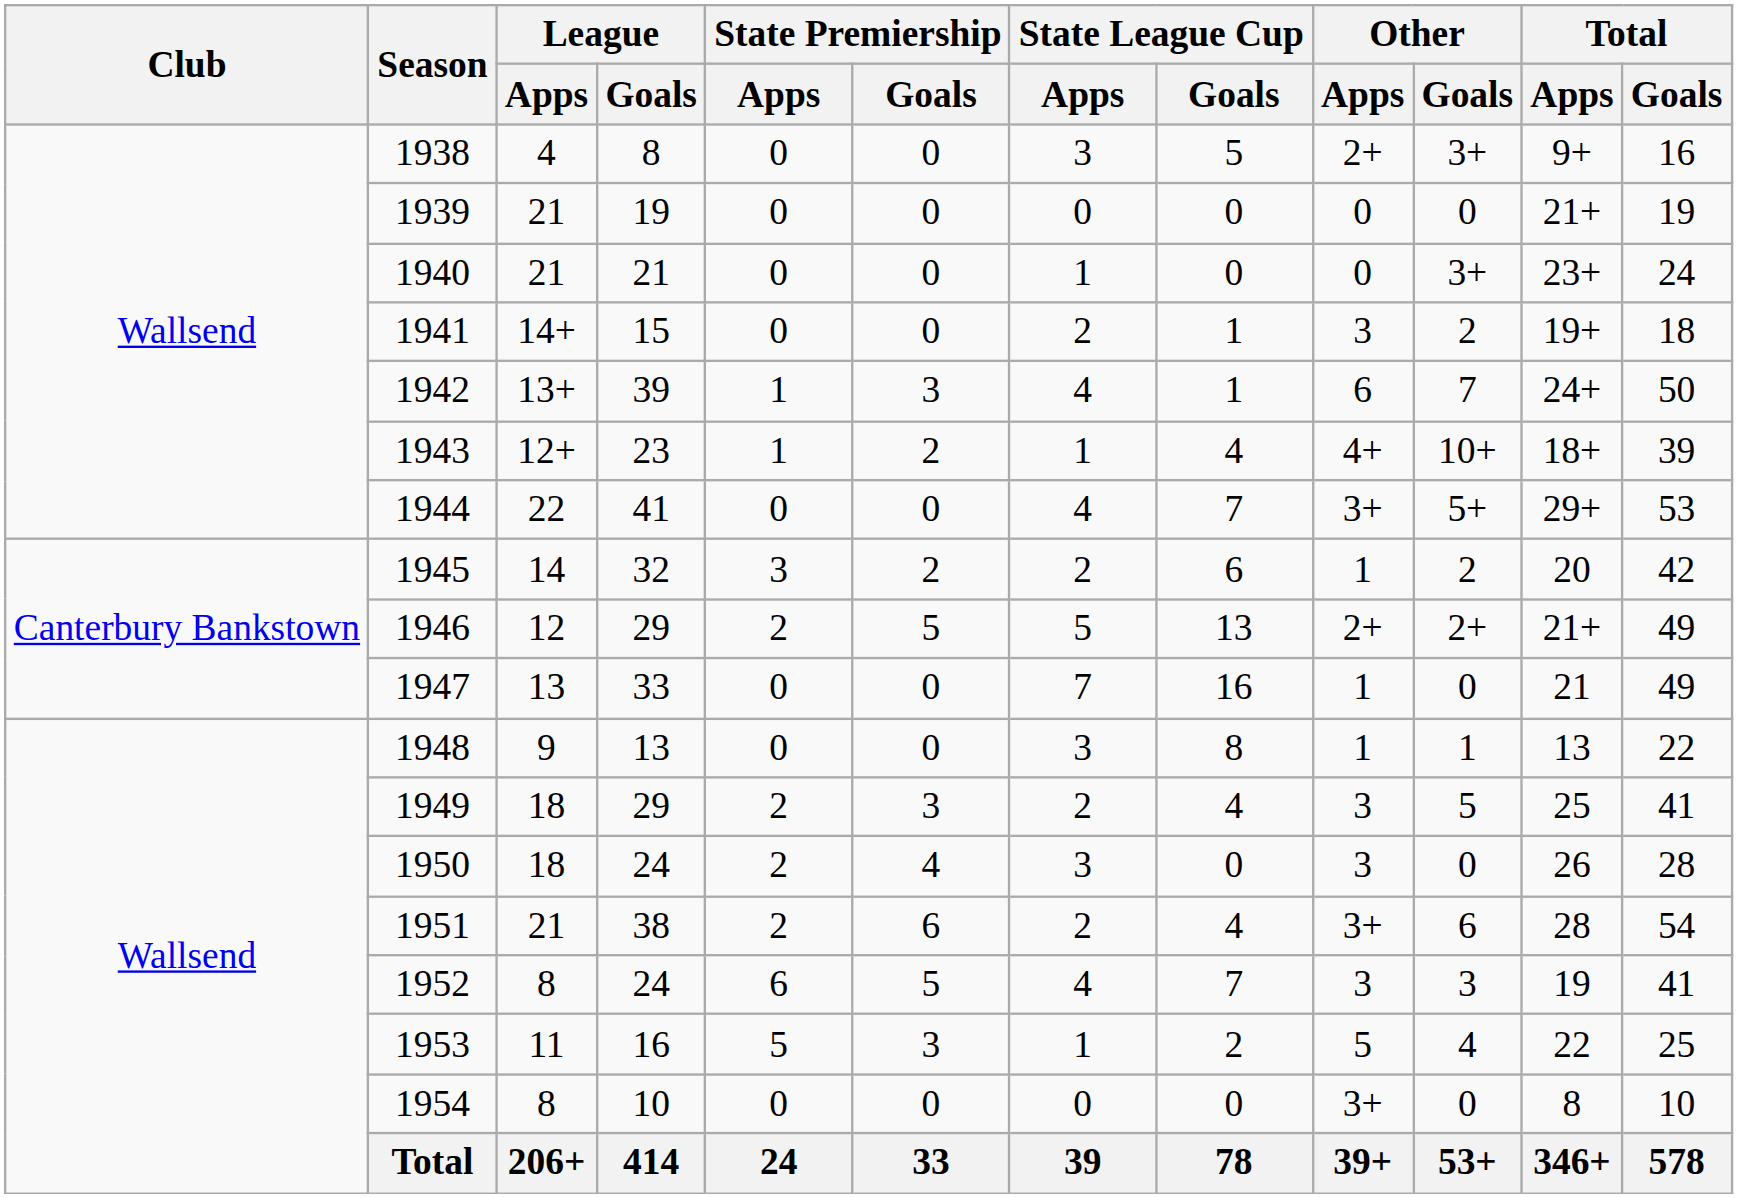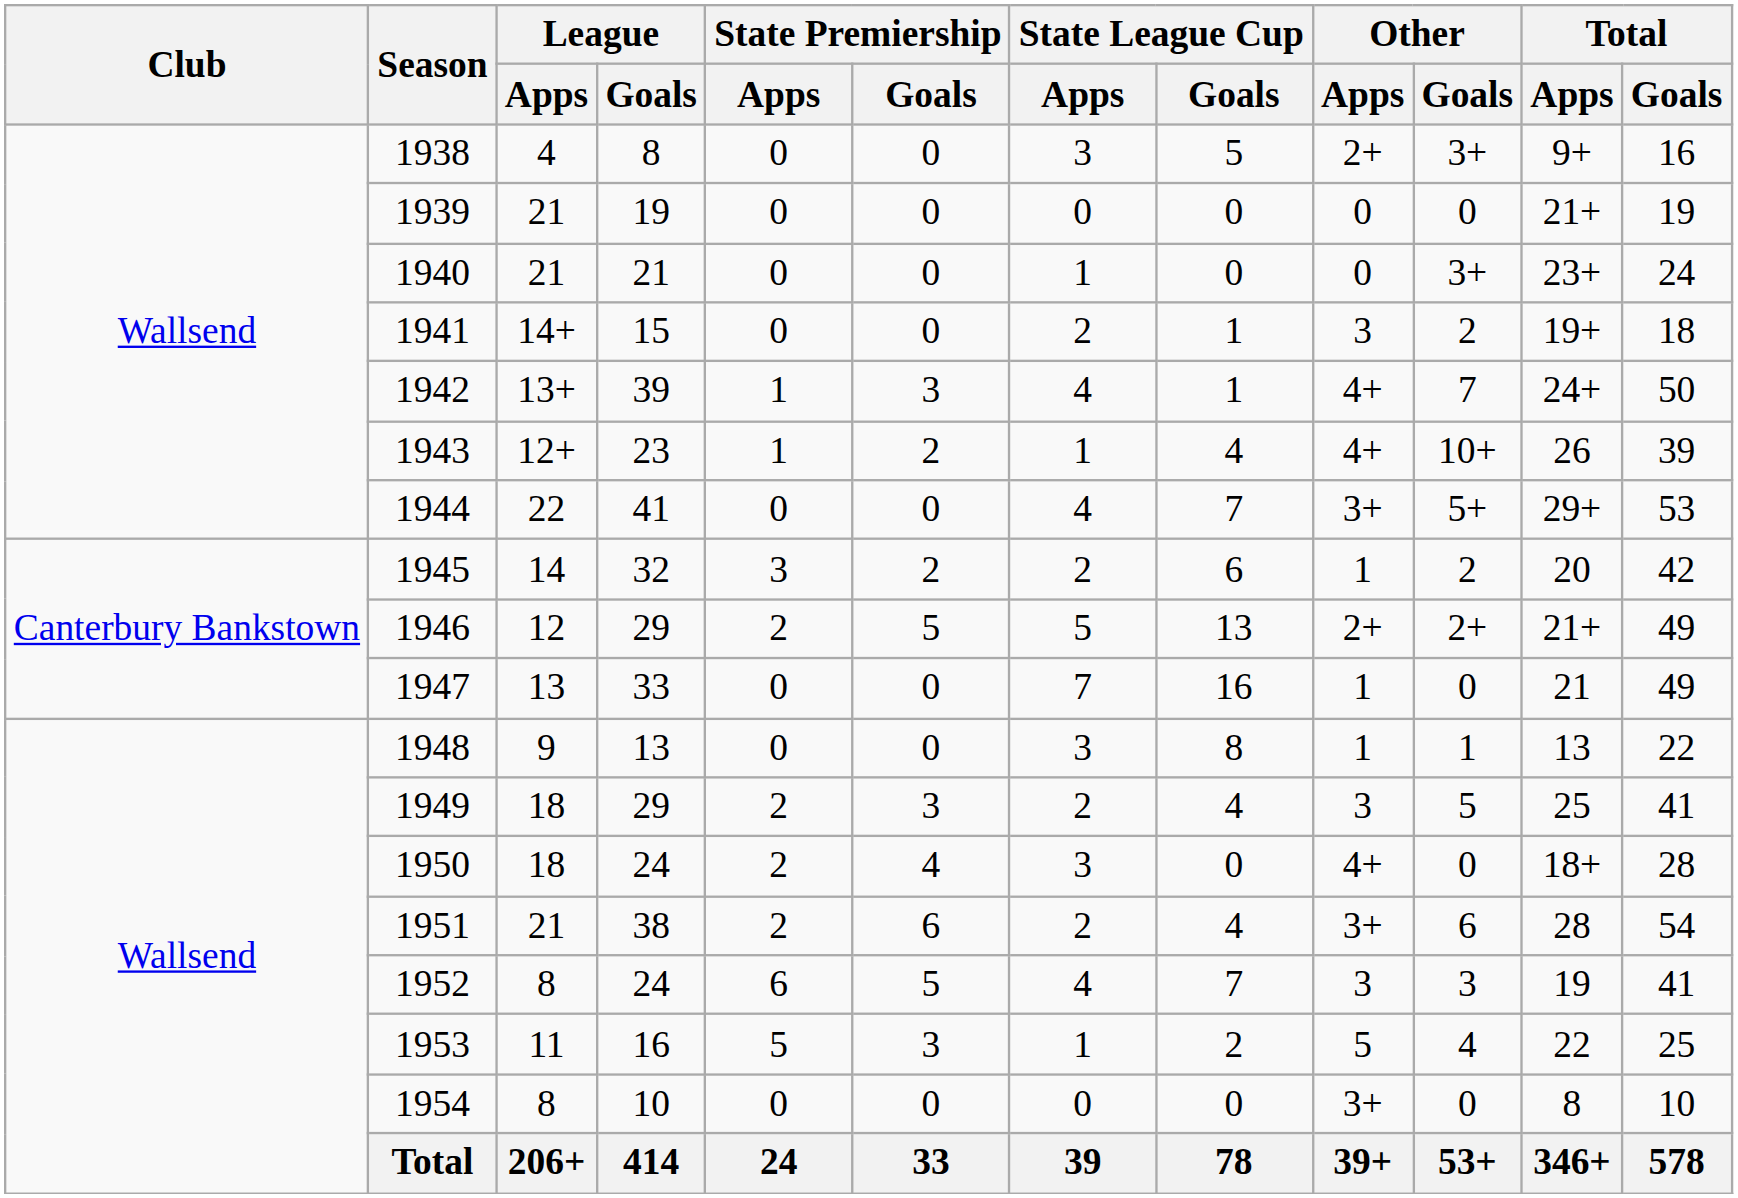(1363, 390) 6 -> (1363, 390) 4+
(1572, 449) 18+ -> (1572, 449) 26
(1363, 865) 3 -> (1363, 865) 4+
(1572, 865) 26 -> (1572, 865) 18+
